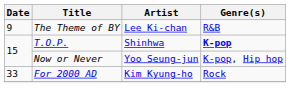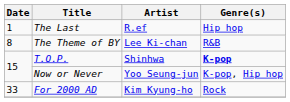+ row: (57, 28)
(9, 28) 9 -> (9, 43) 8
